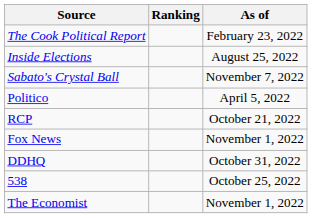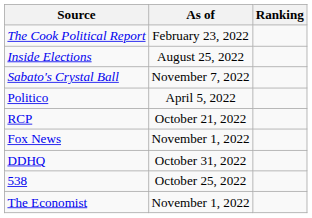columns swapped: (176, 14) <-> (255, 14)
